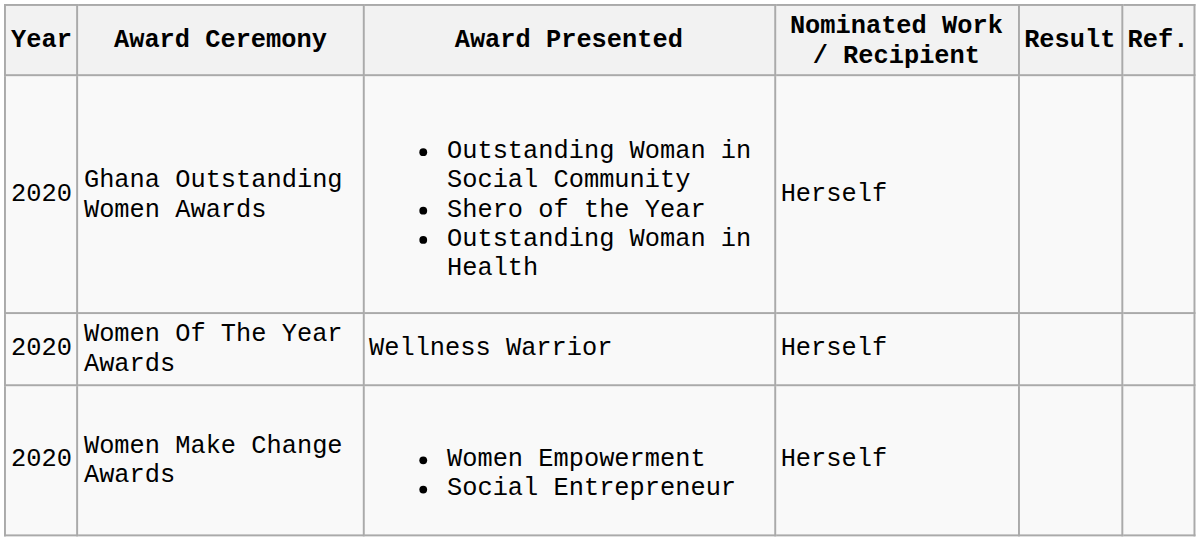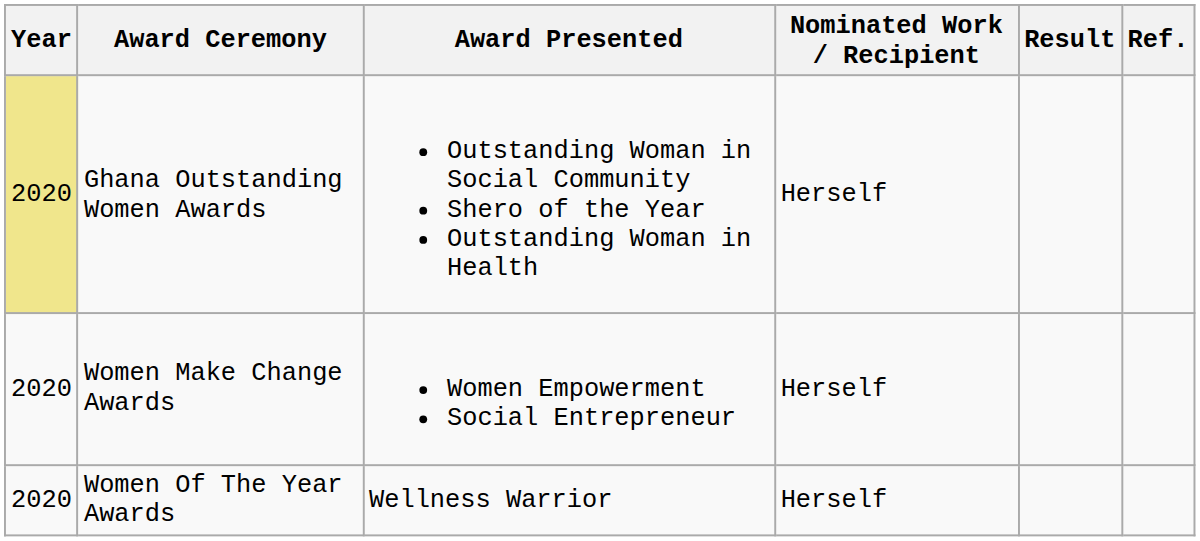(41, 195) no background -> (41, 195) khaki background
rows swapped: (213, 349) <-> (213, 460)
